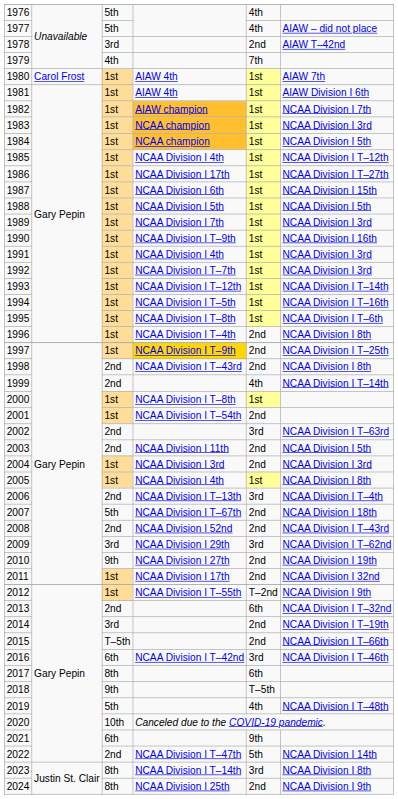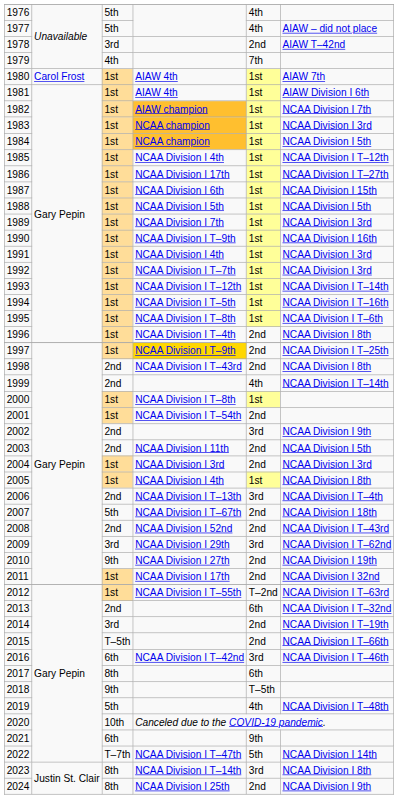(336, 432) NCAA Division I T–63rd -> (327, 432) NCAA Division I 9th
(327, 593) NCAA Division I 9th -> (336, 593) NCAA Division I T–63rd
(113, 754) 2nd -> (117, 754) T–7th
